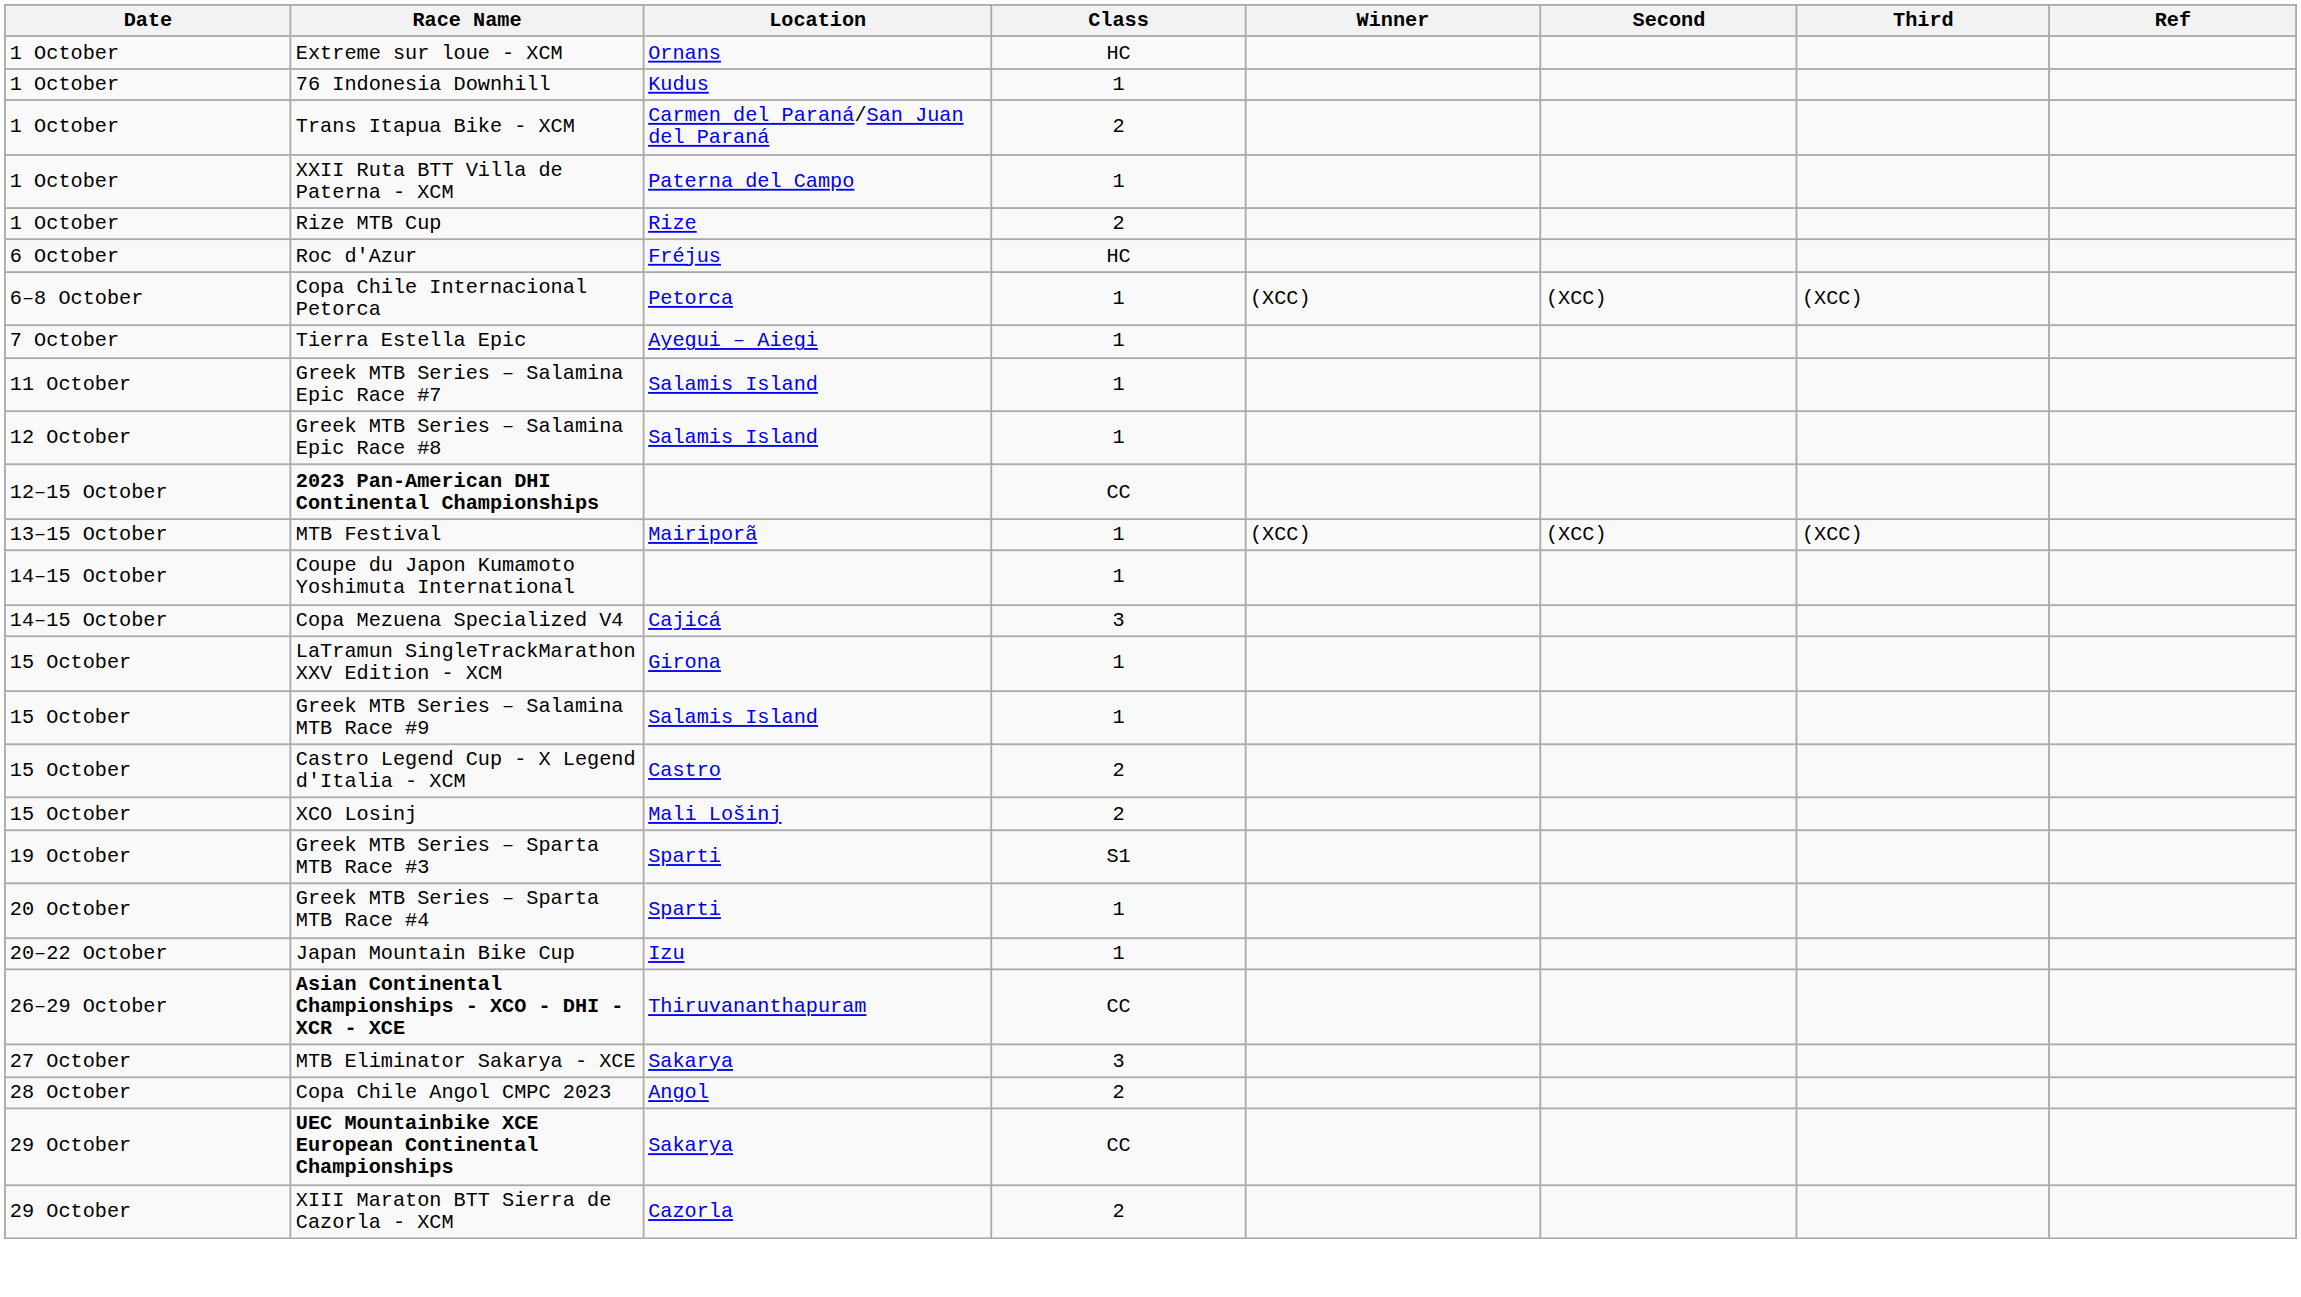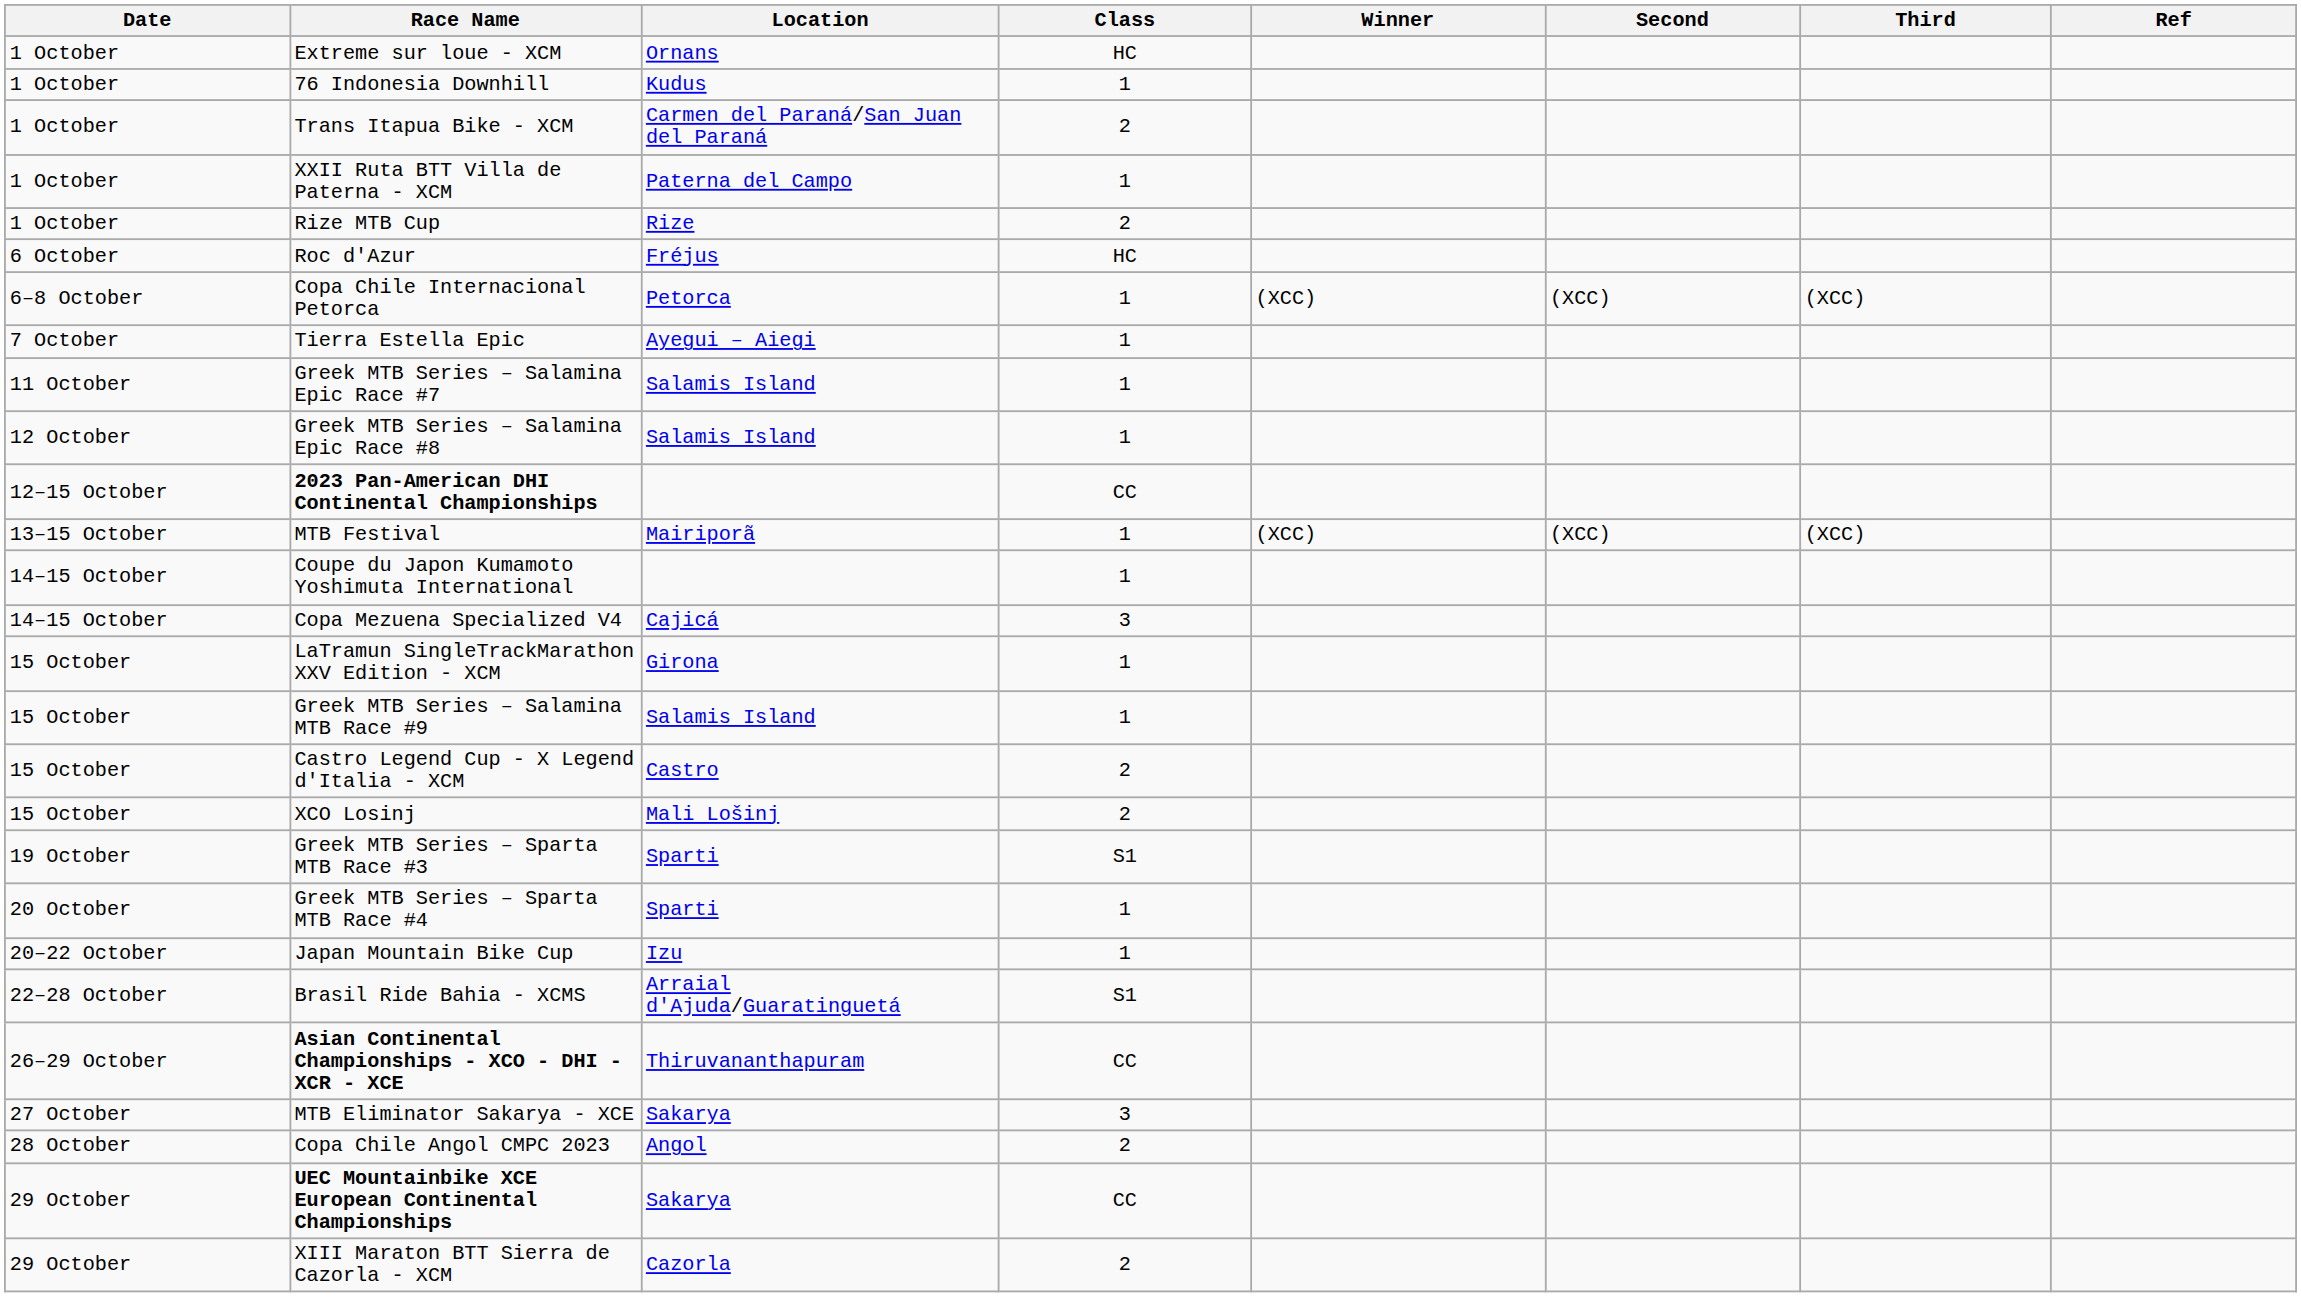+ row: (440, 996)
